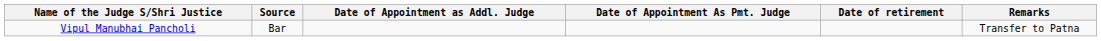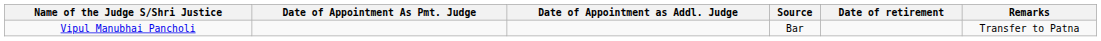columns swapped: (277, 12) <-> (693, 12)
